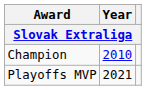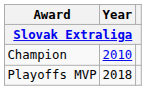(117, 75) 2021 -> (117, 75) 2018
